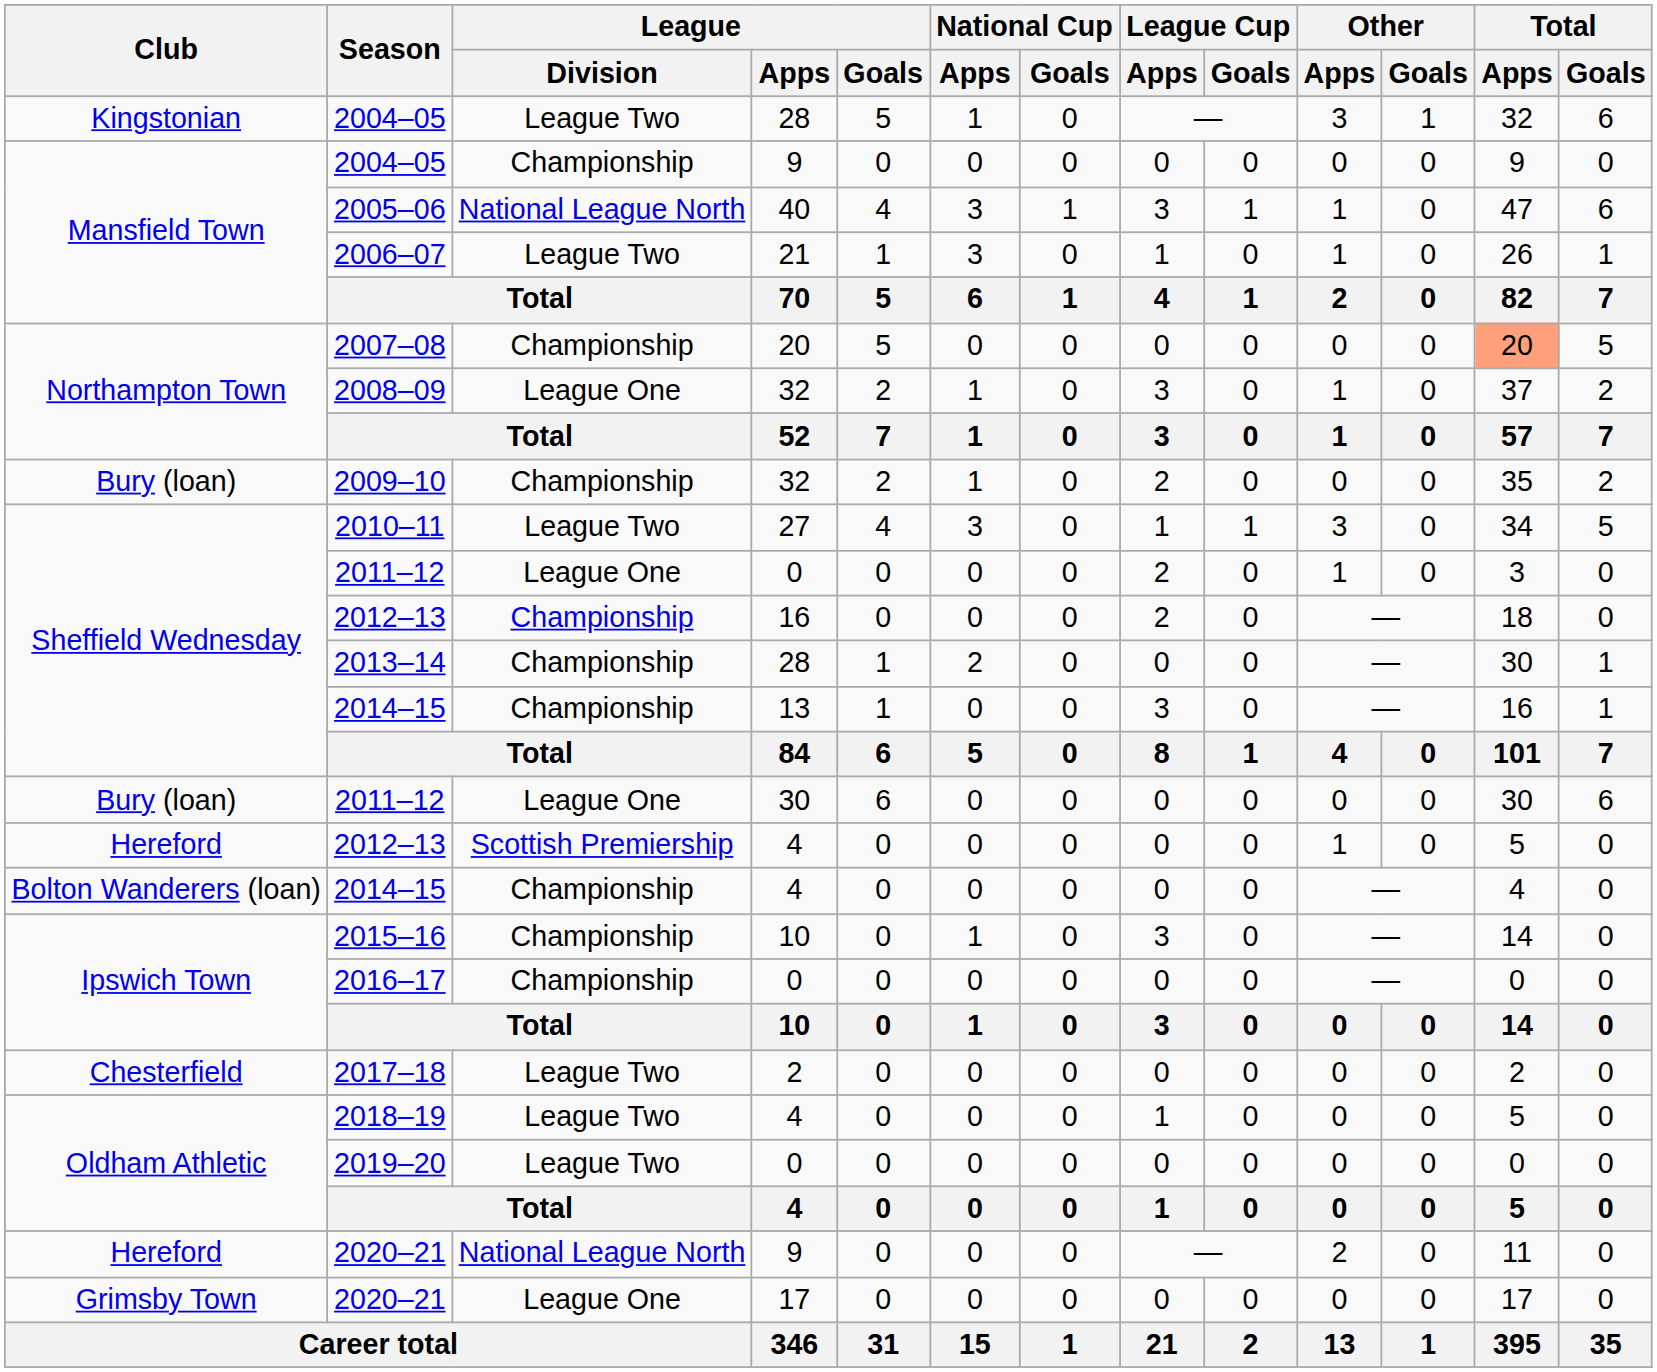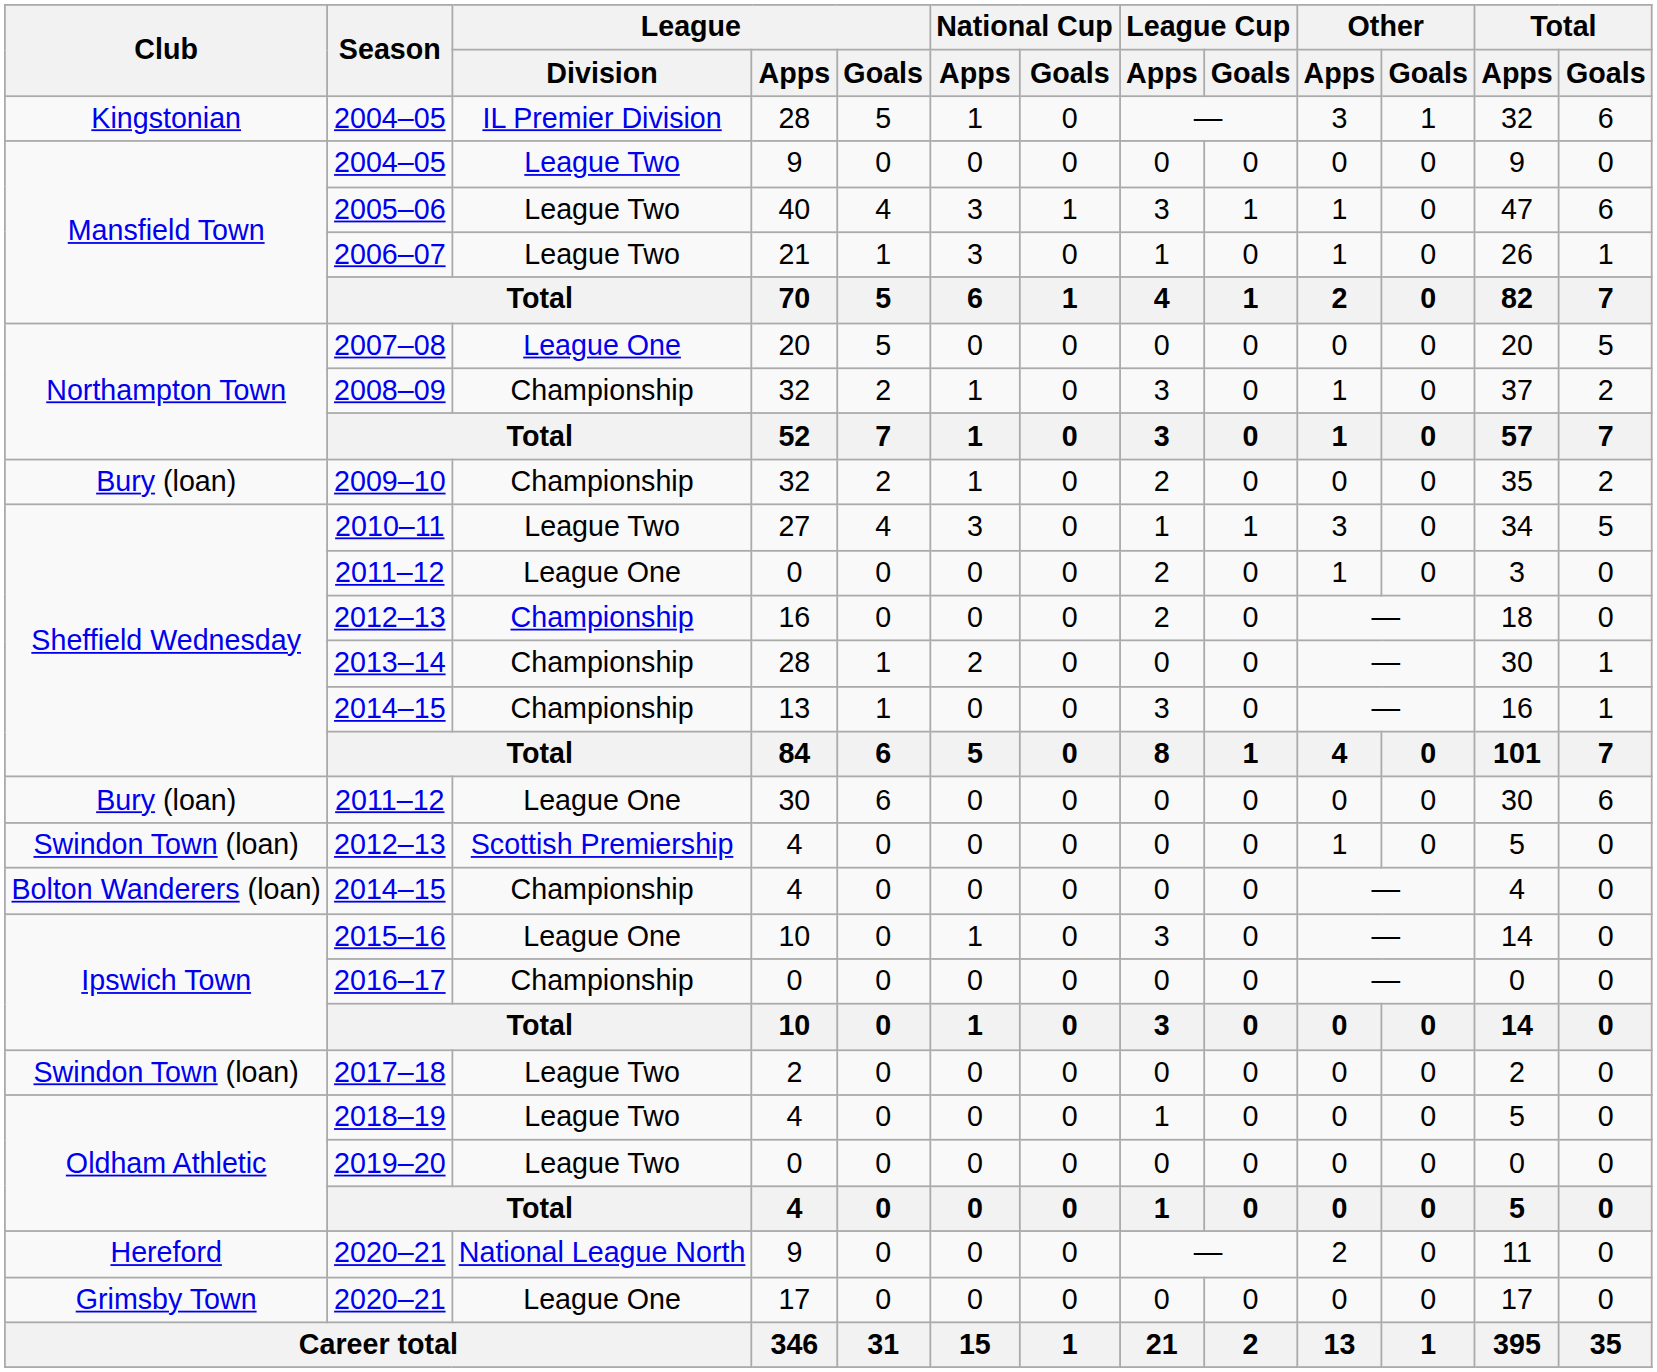(602, 118) League Two -> (602, 118) IL Premier Division
(602, 163) Championship -> (602, 163) League Two
(602, 208) National League North -> (602, 208) League Two
(602, 345) Championship -> (602, 345) League One
(1517, 345) lightsalmon background -> (1517, 345) no background
(602, 390) League One -> (602, 390) Championship
(166, 844) Hereford -> (166, 844) Swindon Town (loan)
(602, 935) Championship -> (602, 935) League One
(166, 1071) Chesterfield -> (166, 1071) Swindon Town (loan)
